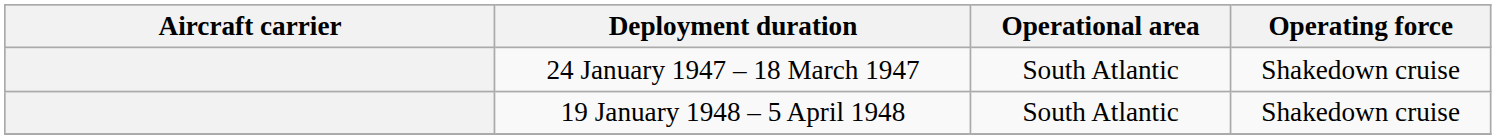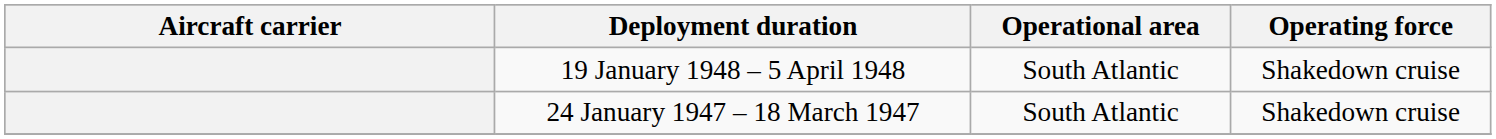rows swapped: (733, 69) <-> (733, 112)
